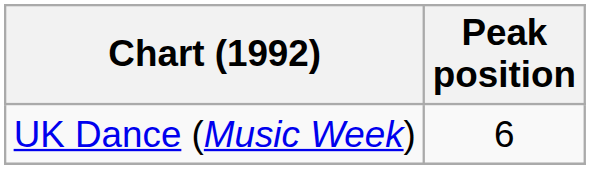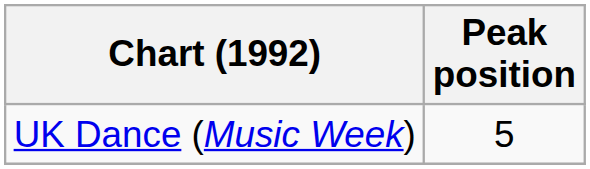(504, 133) 6 -> (504, 133) 5
